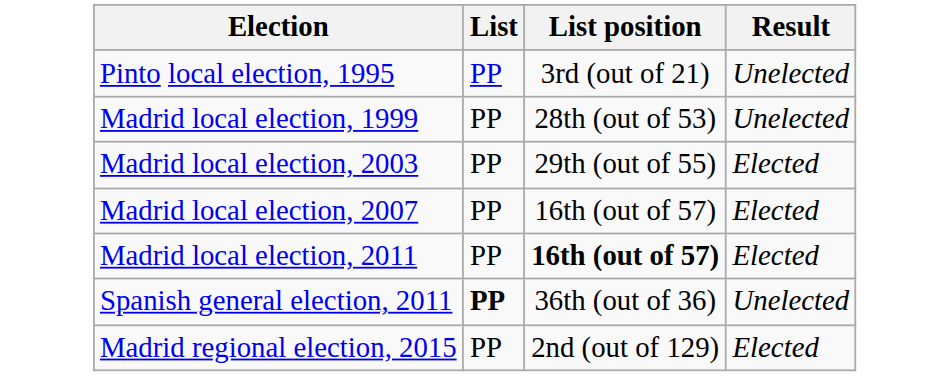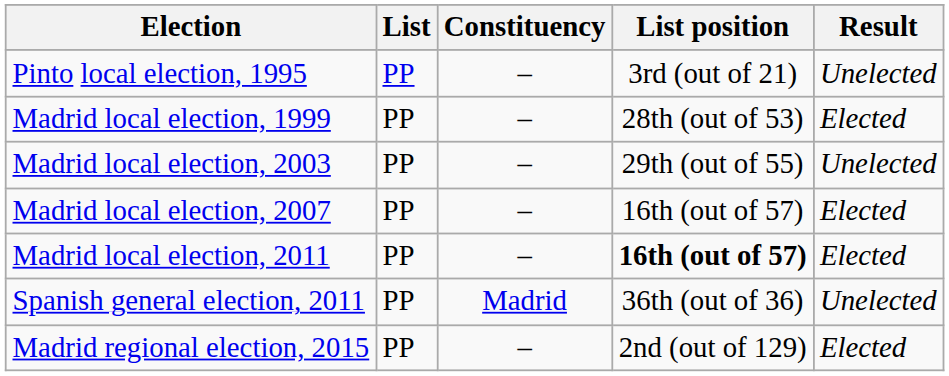+ column: (525, 27)
(791, 118) Unelected -> (863, 118) Elected
(776, 164) Elected -> (878, 164) Unelected
(488, 301) bold -> (399, 301) normal
